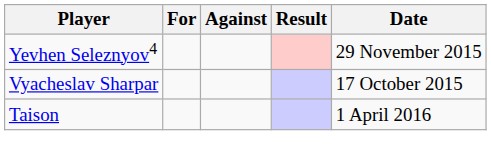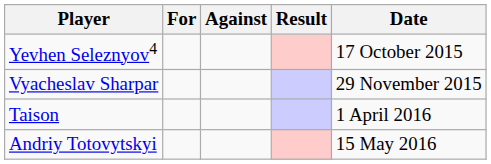(409, 51) 29 November 2015 -> (399, 51) 17 October 2015
(399, 84) 17 October 2015 -> (409, 84) 29 November 2015
+ row: (83, 144)
